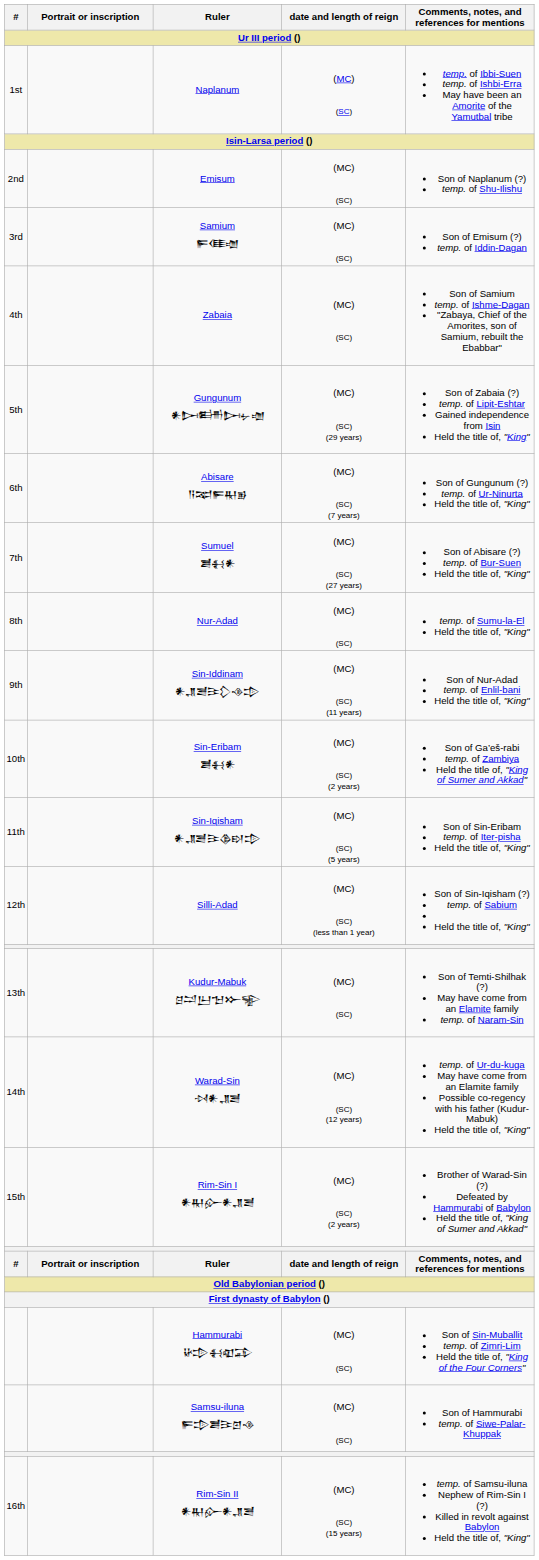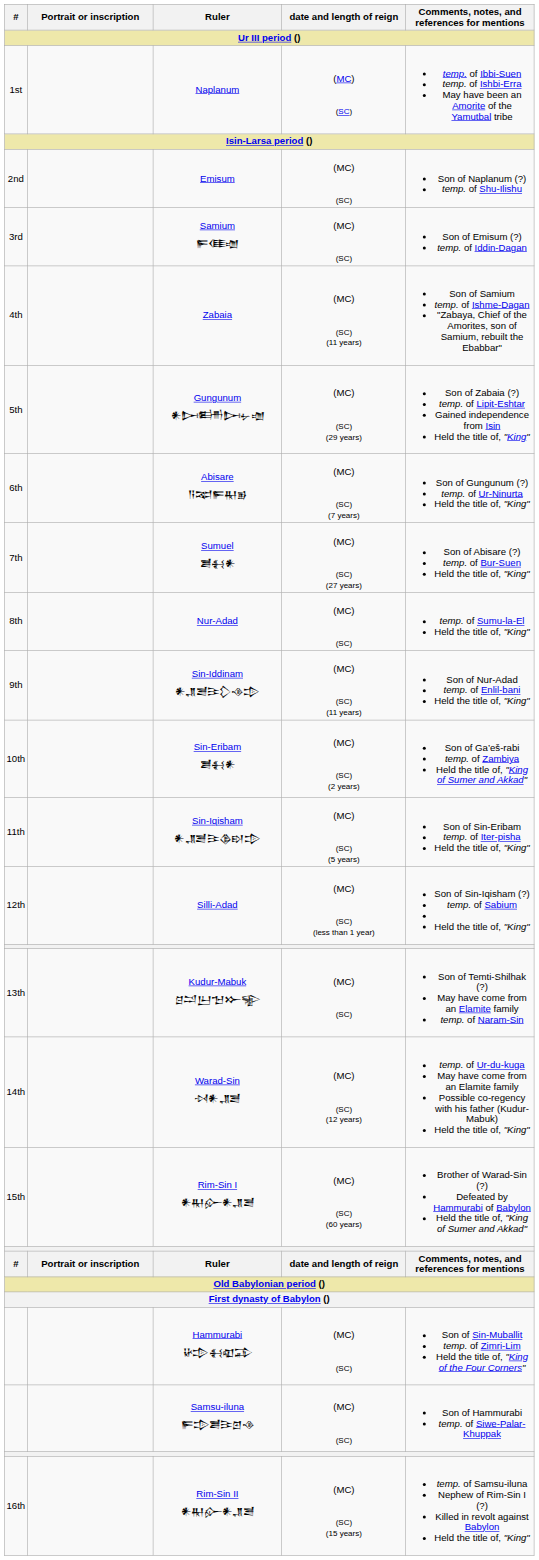(344, 321) (MC) (SC) -> (344, 321) (MC) (SC) (11 years)
(344, 1202) (MC) (SC) (2 years) -> (344, 1202) (MC) (SC) (60 years)
